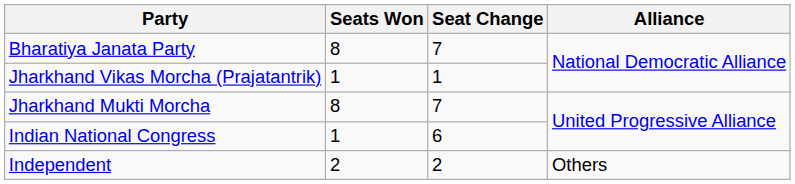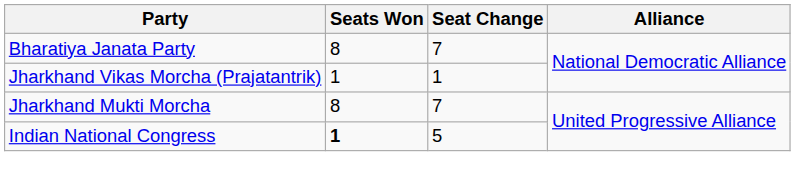(335, 135) normal -> (335, 135) bold
(437, 135) 6 -> (437, 135) 5
- row: (60, 164)
